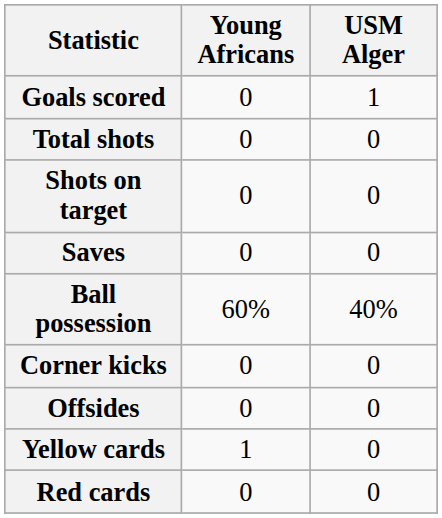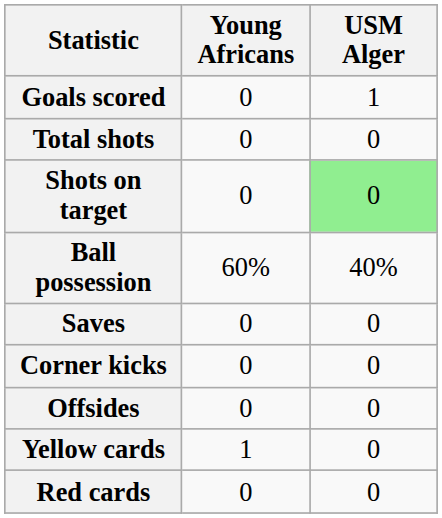(373, 195) no background -> (373, 195) lightgreen background
rows swapped: (93, 252) <-> (93, 309)
